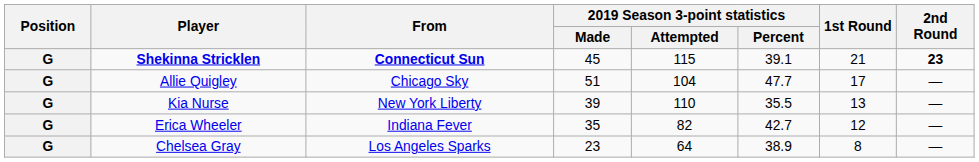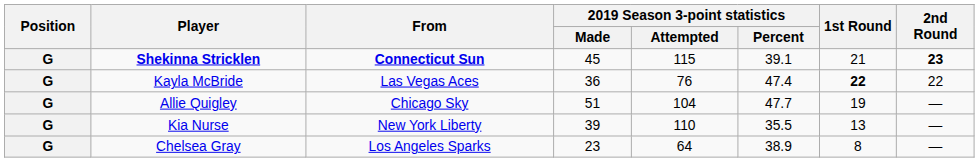+ row: (198, 81)
(858, 81) 17 -> (858, 103) 19
- row: (198, 125)
